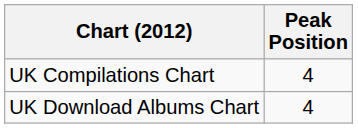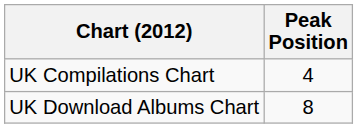(308, 107) 4 -> (308, 107) 8
